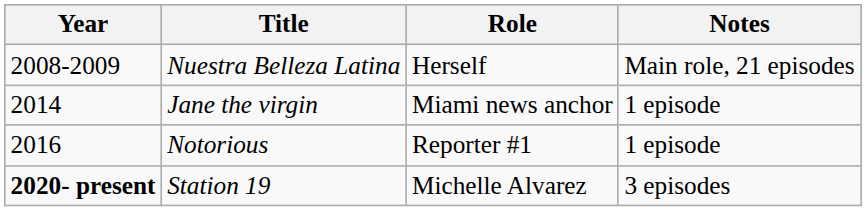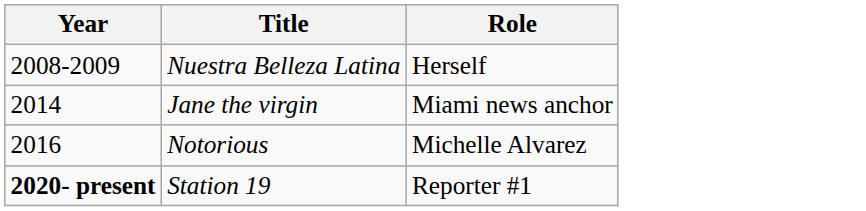- column: (740, 24)
(472, 144) Reporter #1 -> (499, 144) Michelle Alvarez
(499, 184) Michelle Alvarez -> (472, 184) Reporter #1
